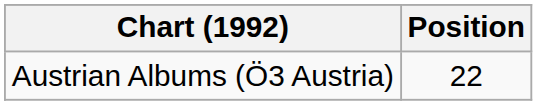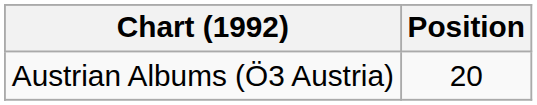(466, 75) 22 -> (466, 75) 20
